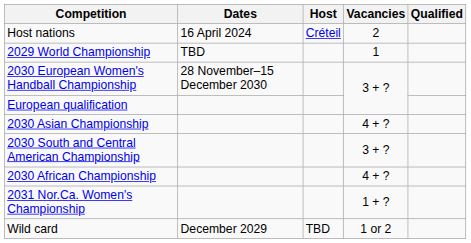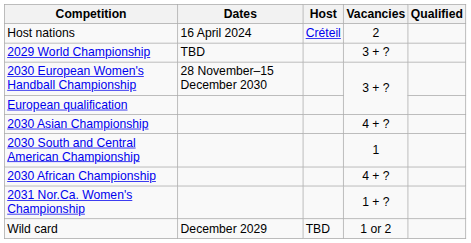(376, 52) 1 -> (376, 52) 3 + ?
(376, 150) 3 + ? -> (376, 150) 1
